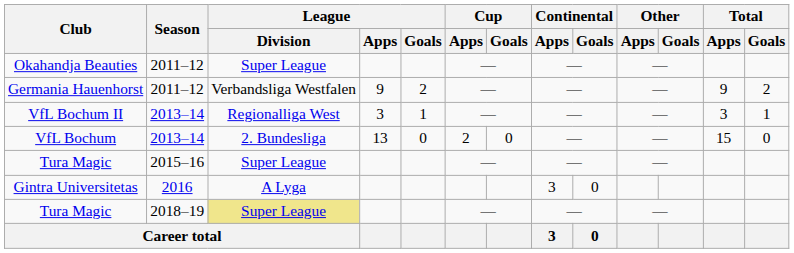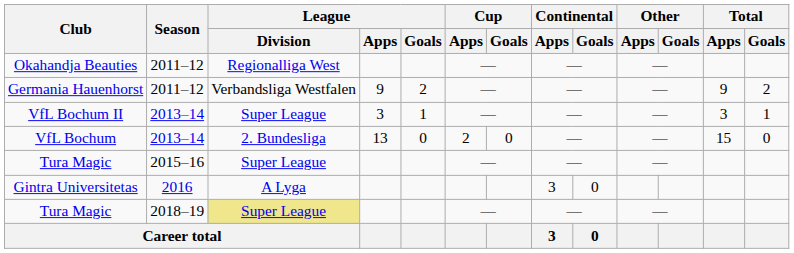(284, 65) Super League -> (284, 65) Regionalliga West
(284, 114) Regionalliga West -> (284, 114) Super League
